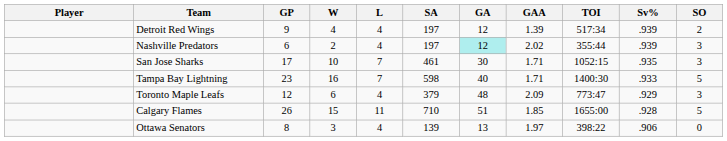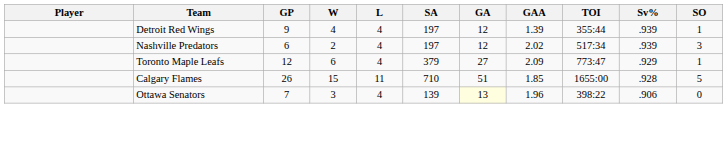(591, 29) 517:34 -> (591, 29) 355:44
(699, 29) 2 -> (699, 29) 1
(483, 45) paleturquoise background -> (483, 45) no background
(591, 45) 355:44 -> (591, 45) 517:34
- row: (170, 62)
- row: (182, 78)
(483, 95) 48 -> (483, 62) 27
(699, 95) 3 -> (699, 62) 1
(287, 128) 8 -> (287, 95) 7
(483, 128) no background -> (483, 95) lightyellow background
(534, 128) 1.97 -> (534, 95) 1.96
